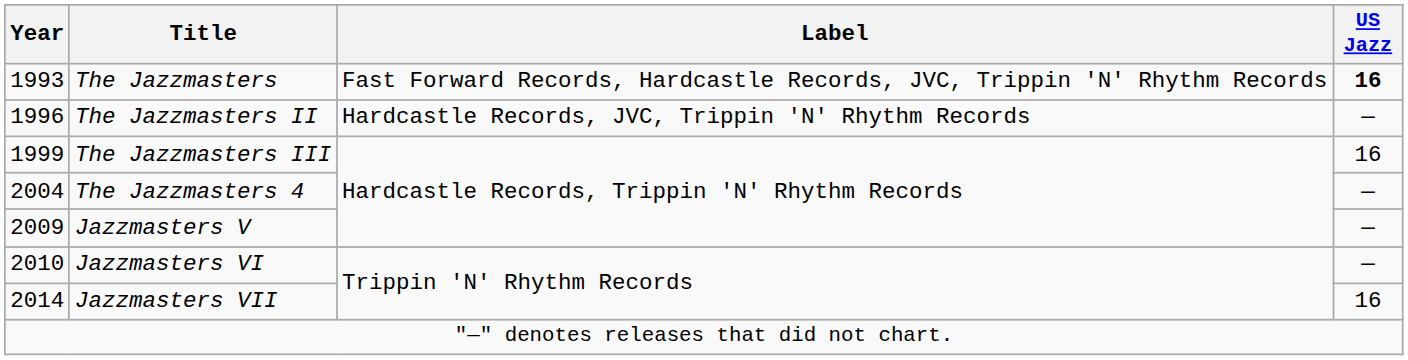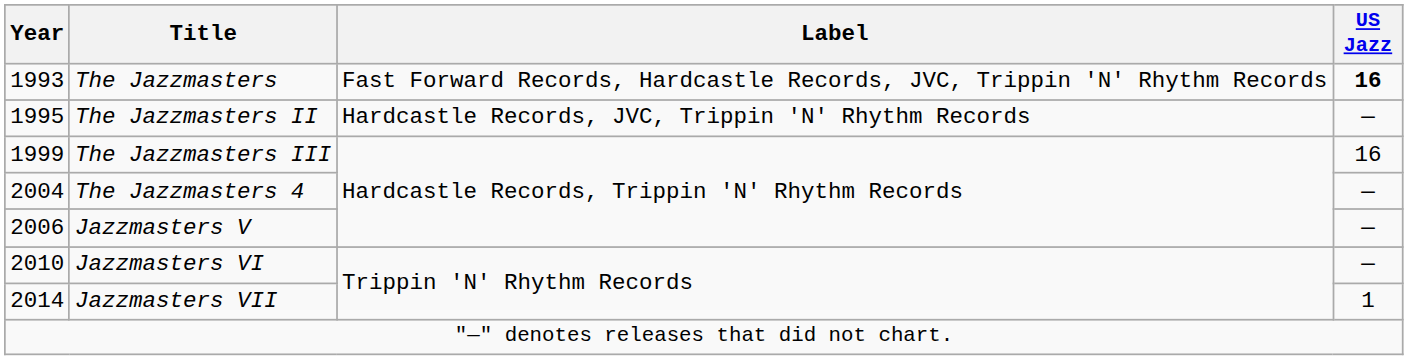(37, 118) 1996 -> (37, 118) 1995
(37, 228) 2009 -> (37, 228) 2006
(1368, 301) 16 -> (1368, 301) 1
